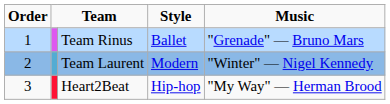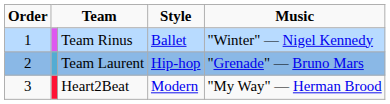(286, 39) "Grenade" — Bruno Mars -> (290, 39) "Winter" — Nigel Kennedy
(175, 63) Modern -> (176, 63) Hip-hop
(290, 63) "Winter" — Nigel Kennedy -> (286, 63) "Grenade" — Bruno Mars
(176, 87) Hip-hop -> (175, 87) Modern
